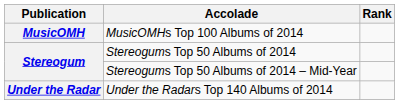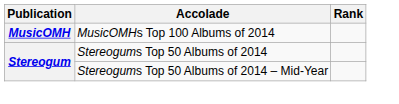- row: (219, 90)
